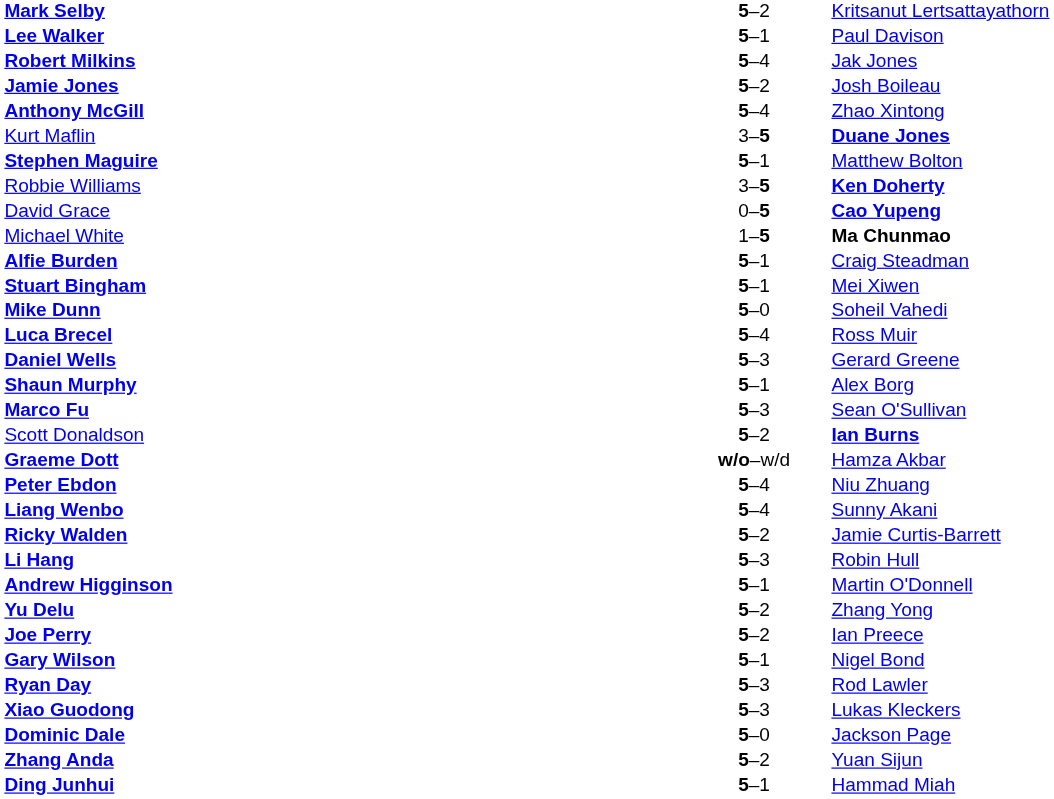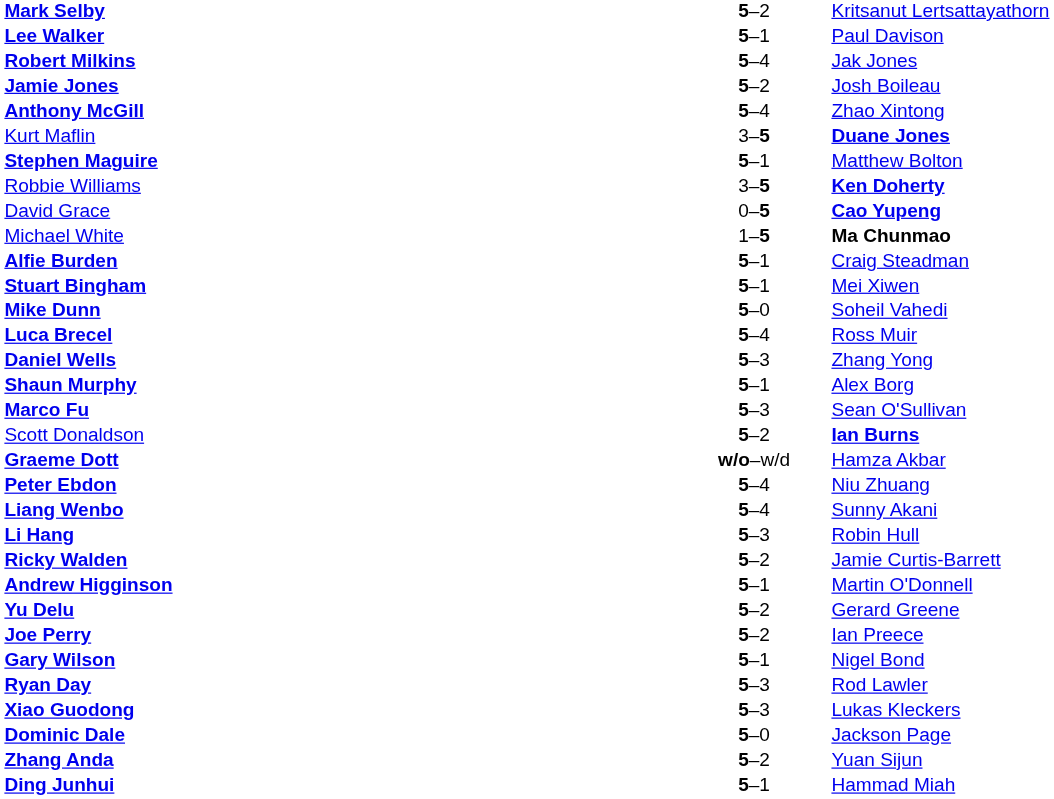(895, 360) Gerard Greene -> (882, 360) Zhang Yong
rows swapped: (39, 560) <-> (66, 535)
(882, 610) Zhang Yong -> (895, 610) Gerard Greene
